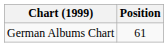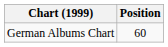(140, 32) 61 -> (140, 32) 60
